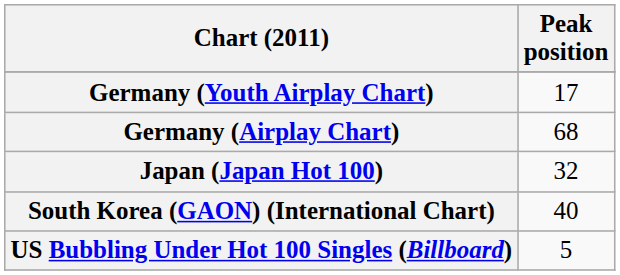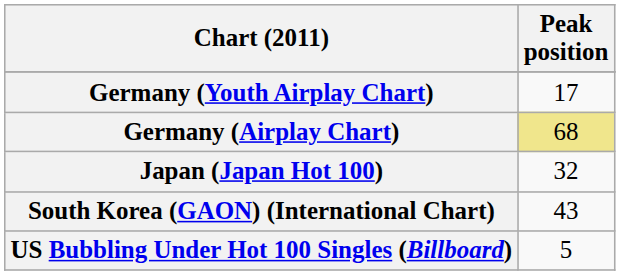(566, 131) no background -> (566, 131) khaki background
(566, 210) 40 -> (566, 210) 43
